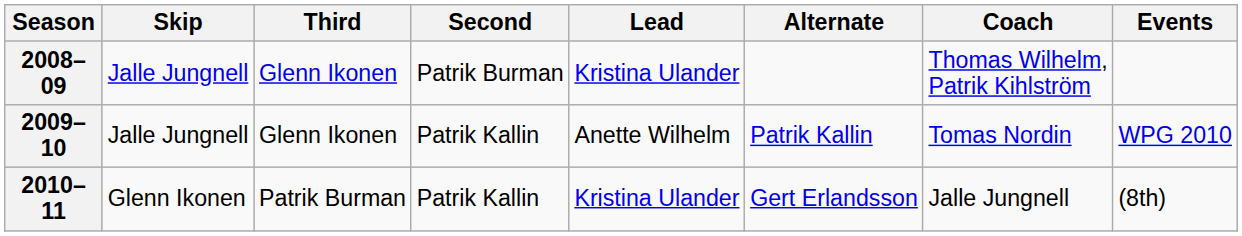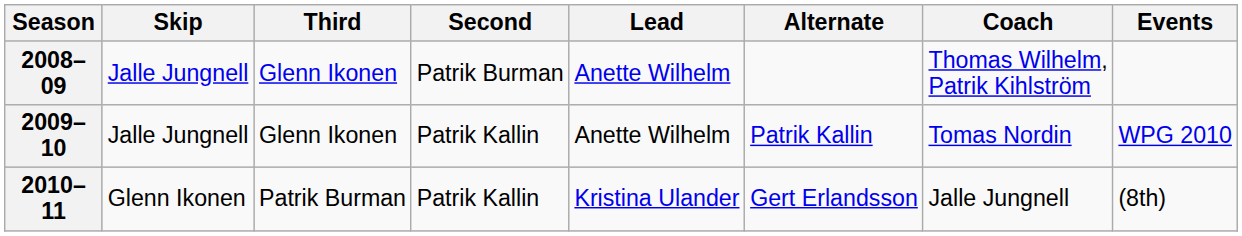(657, 72) Kristina Ulander -> (652, 72) Anette Wilhelm
